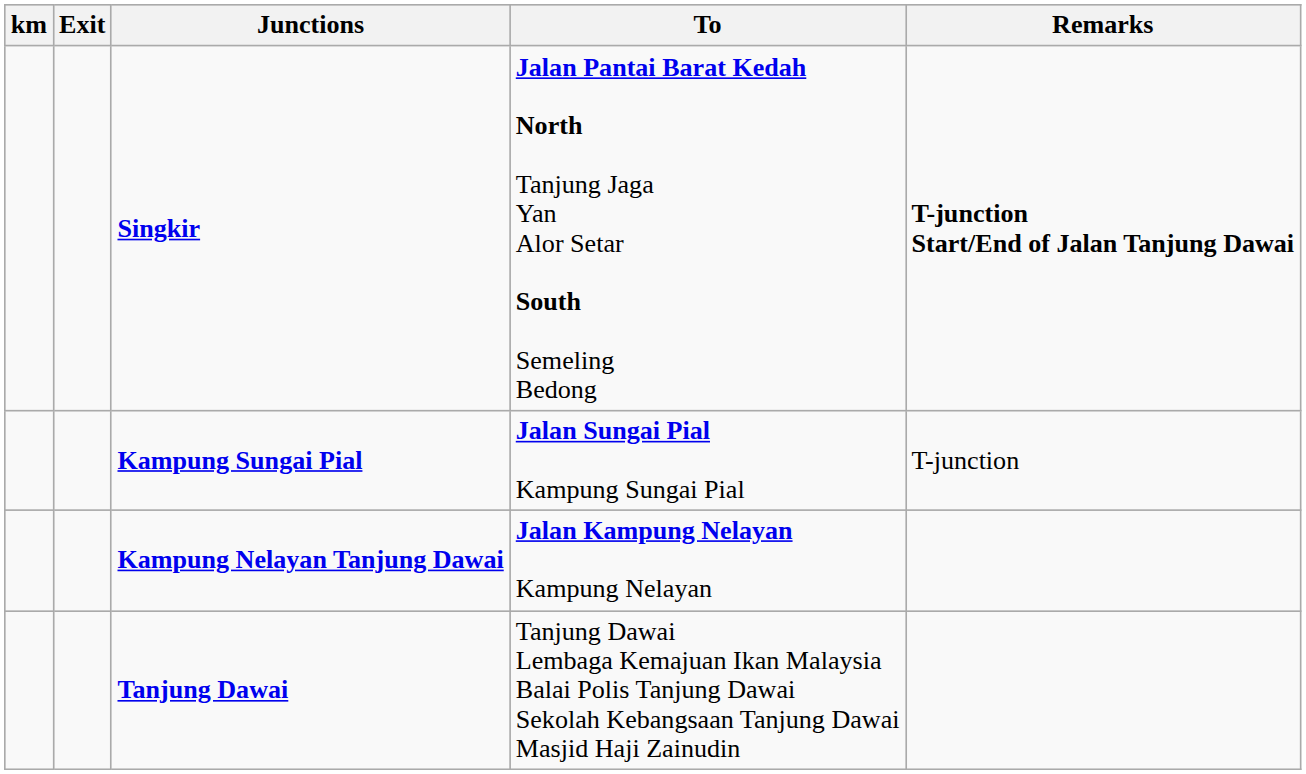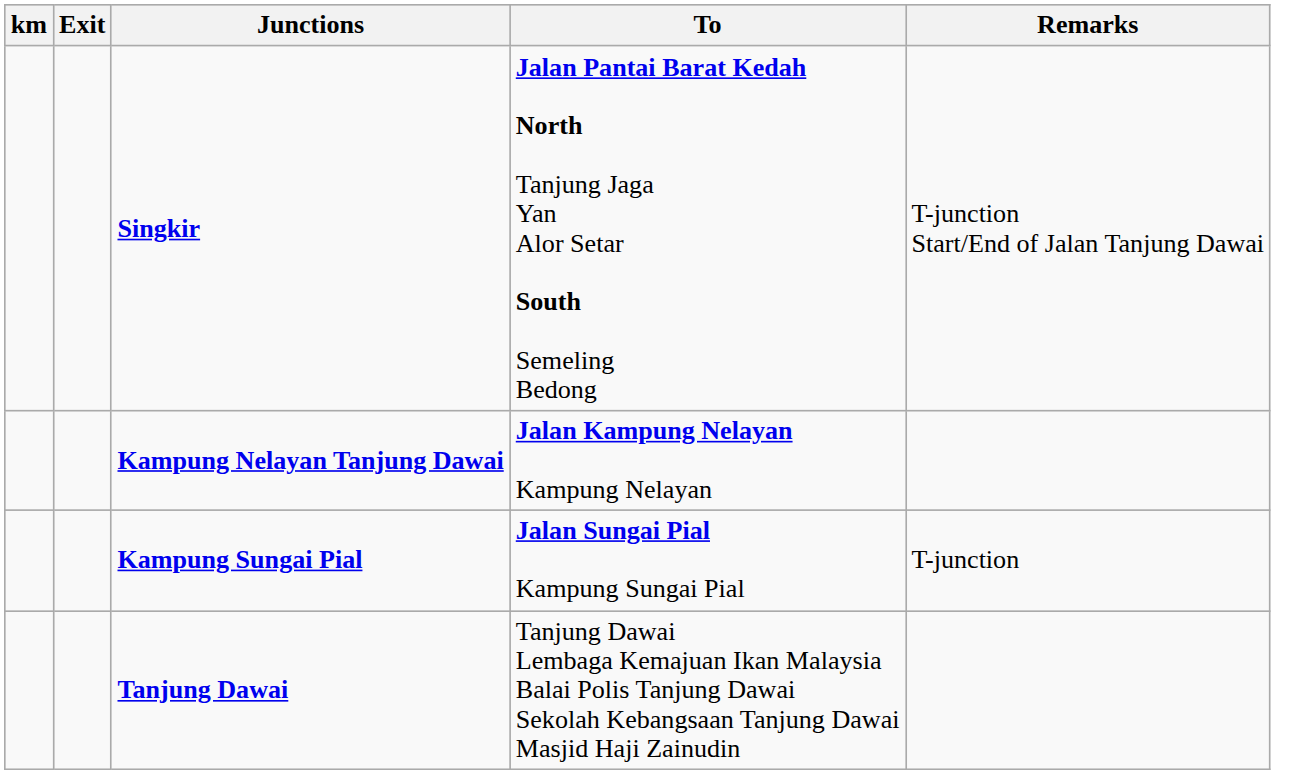(1103, 227) bold -> (1088, 227) normal
rows swapped: (240, 459) <-> (311, 560)
